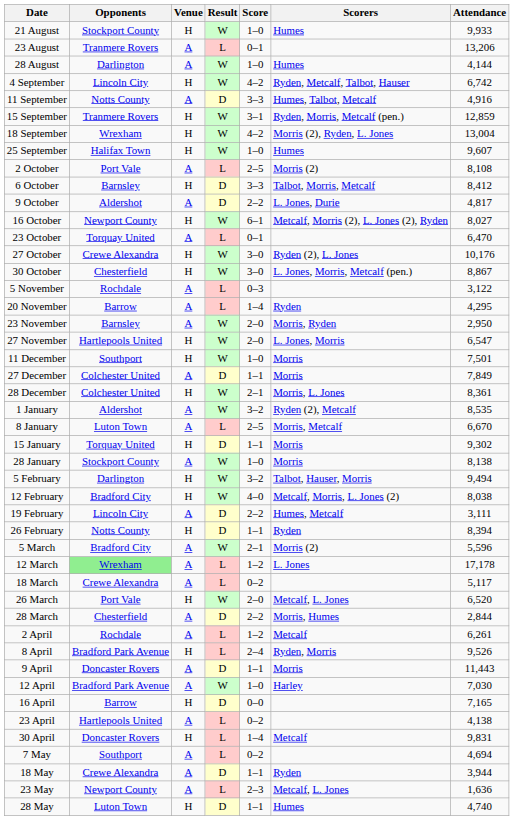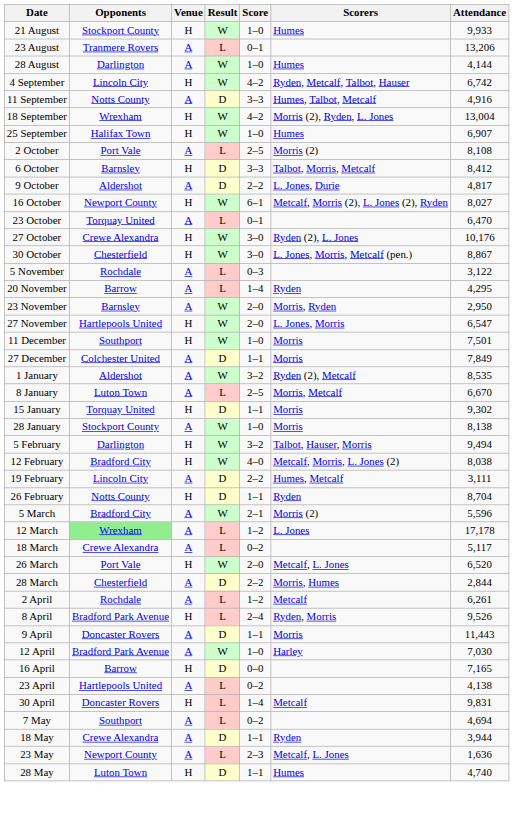- row: (37, 116)
(480, 151) 9,607 -> (480, 133) 6,907
- row: (37, 392)
(480, 530) 8,394 -> (480, 496) 8,704
